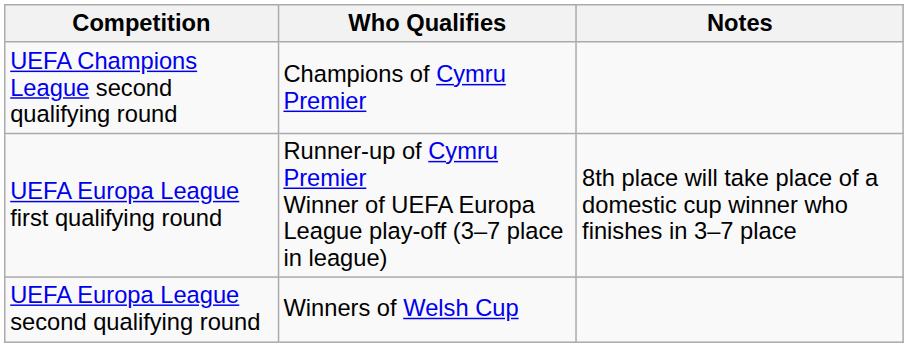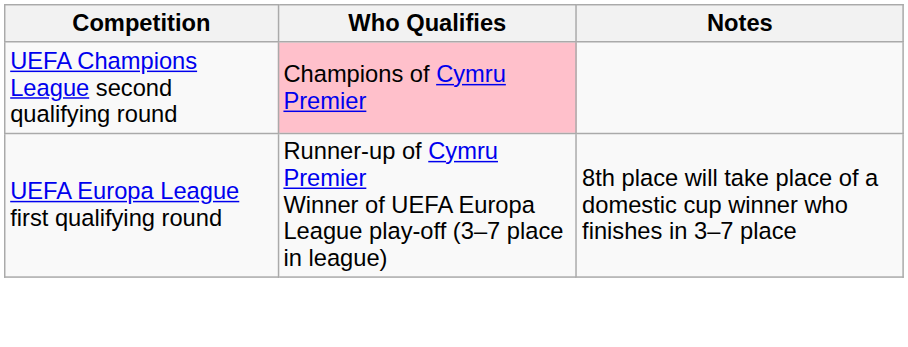(395, 87) no background -> (395, 87) pink background
- row: (135, 309)
